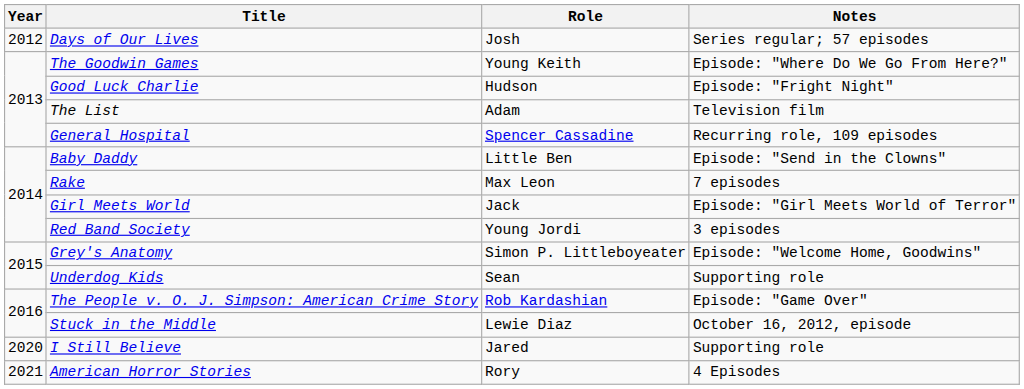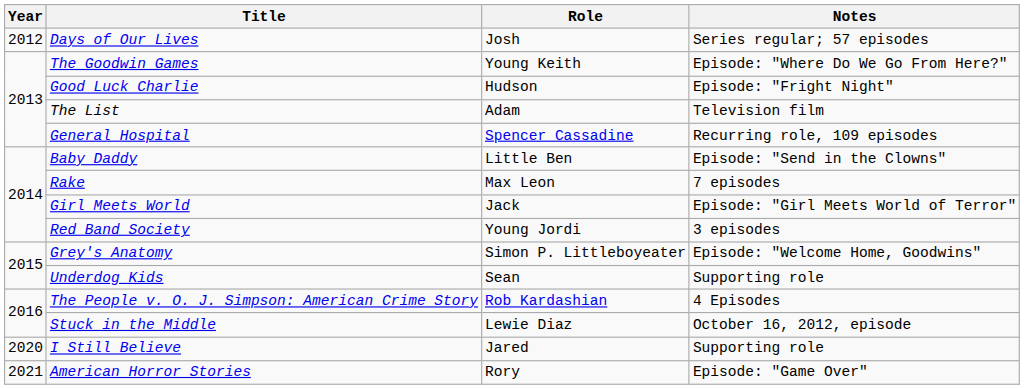(780, 301) Episode: "Game Over" -> (737, 301) 4 Episodes
(737, 372) 4 Episodes -> (780, 372) Episode: "Game Over"
